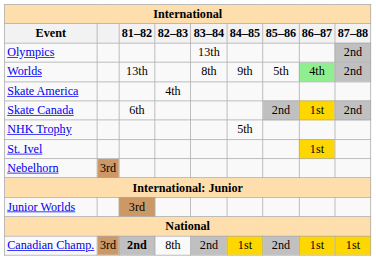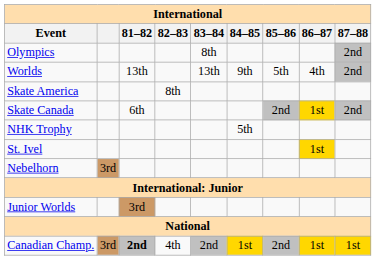(209, 52) 13th -> (209, 52) 8th
(209, 71) 8th -> (209, 71) 13th
(317, 71) lightgreen background -> (317, 71) no background
(173, 91) 4th -> (173, 91) 8th
(173, 245) 8th -> (173, 245) 4th
